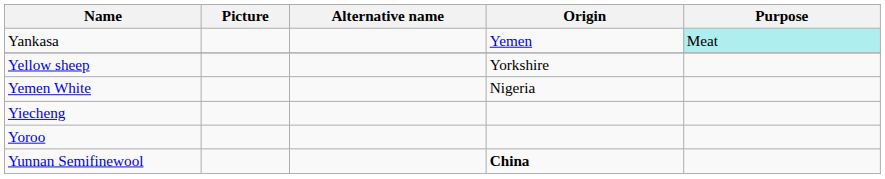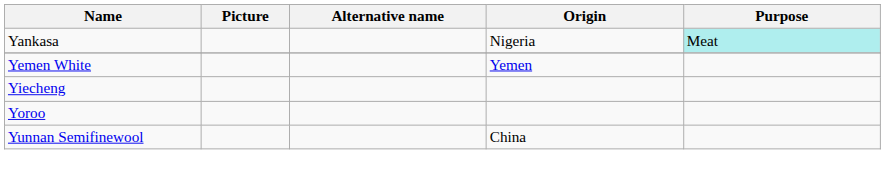(511, 40) Yemen -> (513, 40) Nigeria
- row: (49, 64)
(513, 88) Nigeria -> (511, 64) Yemen
(510, 161) bold -> (508, 137) normal
